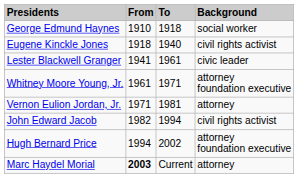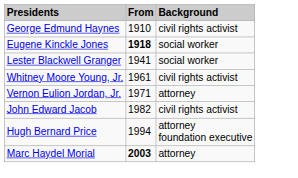- column: (164, 12)
(227, 28) social worker -> (198, 28) civil rights activist
(139, 45) normal -> (139, 45) bold
(237, 45) civil rights activist -> (188, 45) social worker
(223, 61) civic leader -> (188, 61) social worker
(244, 83) attorney foundation executive -> (198, 77) civil rights activist
